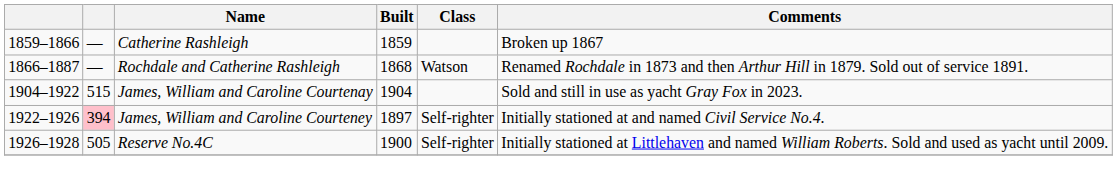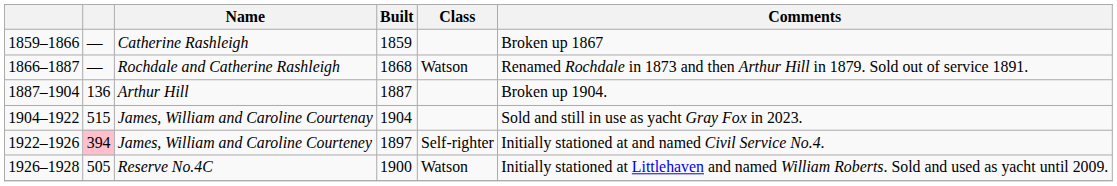+ row: (153, 92)
(457, 142) Self-righter -> (444, 167) Watson
